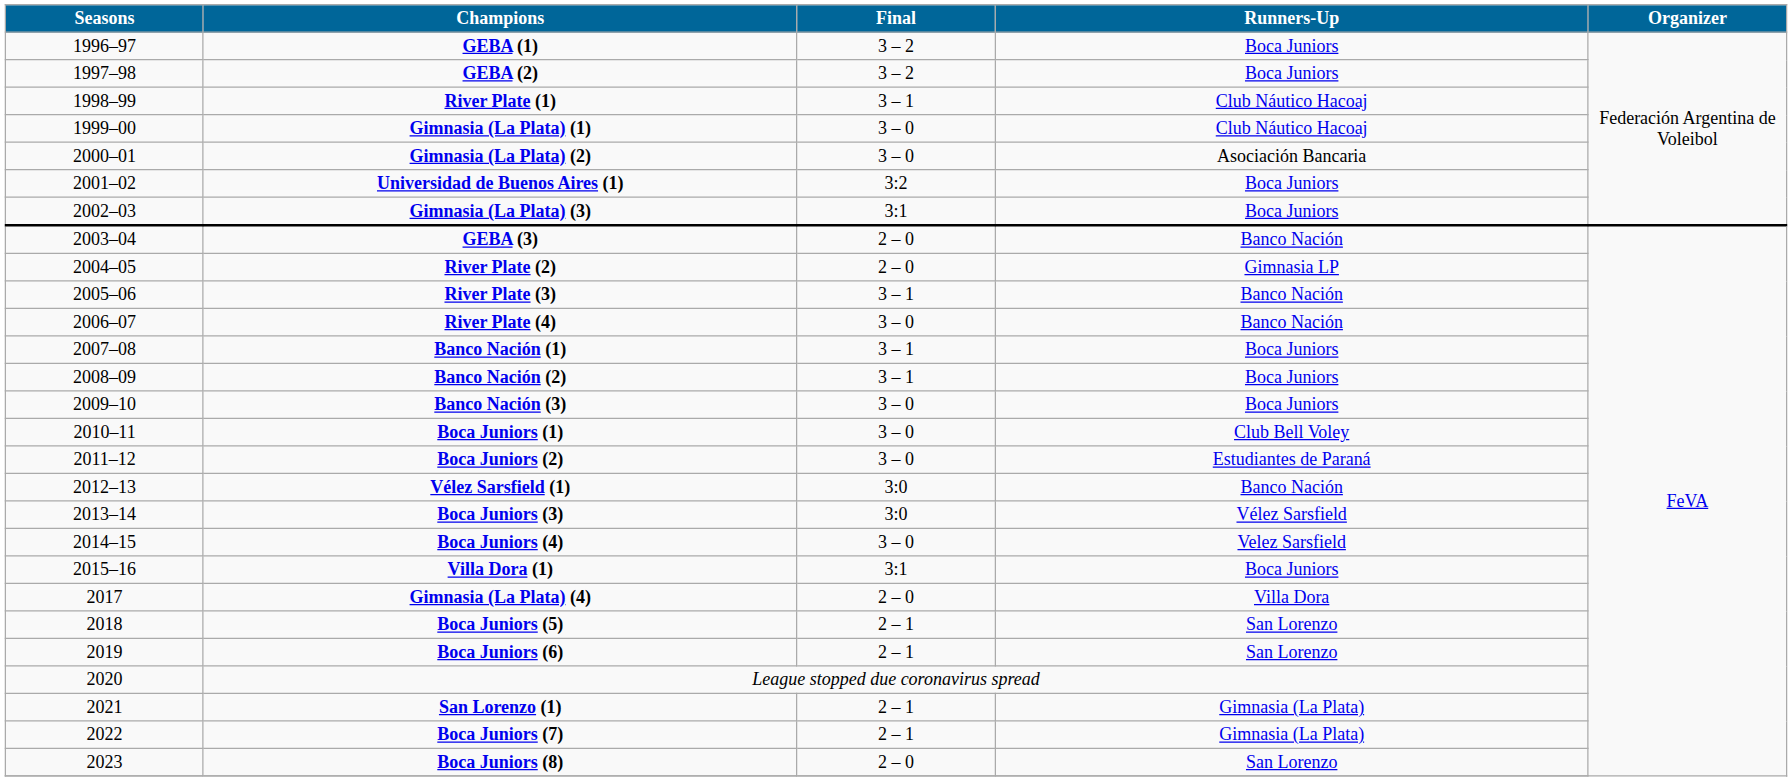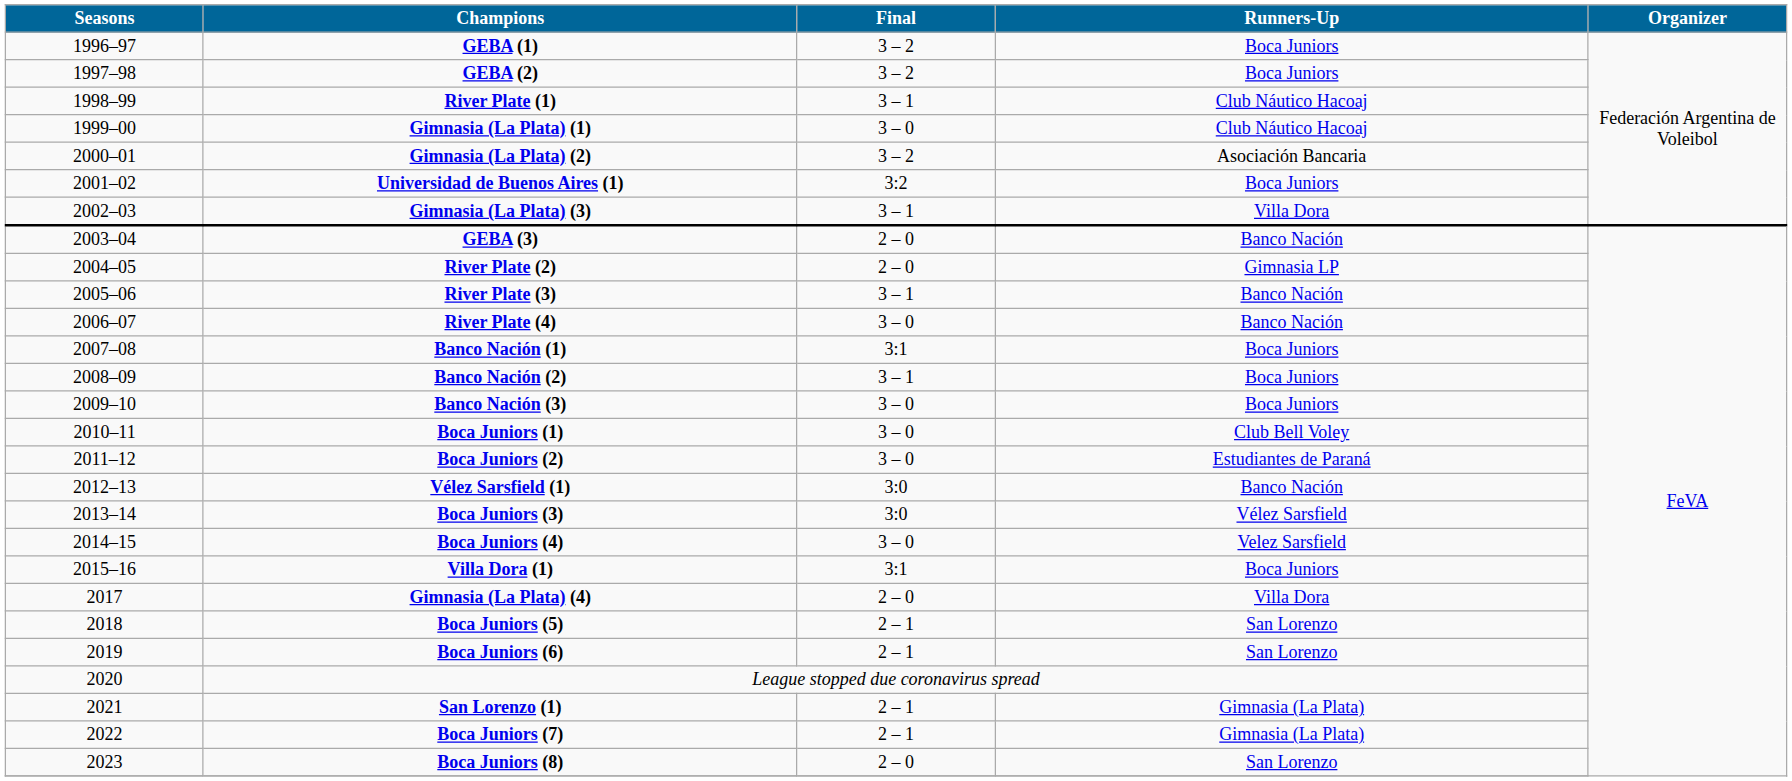(896, 155) 3 – 0 -> (896, 155) 3 – 2
(896, 210) 3:1 -> (896, 210) 3 – 1
(1292, 210) Boca Juniors -> (1292, 210) Villa Dora
(896, 349) 3 – 1 -> (896, 349) 3:1
